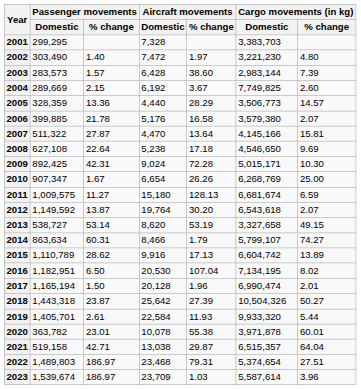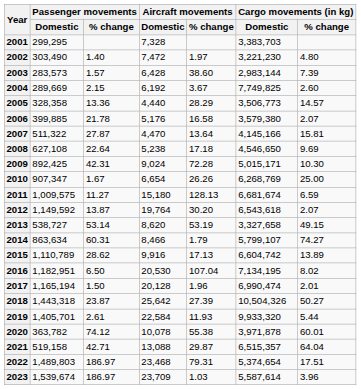(50, 103) 328,359 -> (50, 103) 328,358
(98, 331) 23.01 -> (98, 331) 74.12
(156, 347) 13,038 -> (156, 347) 13,088
(312, 362) 27.51 -> (312, 362) 17.51
